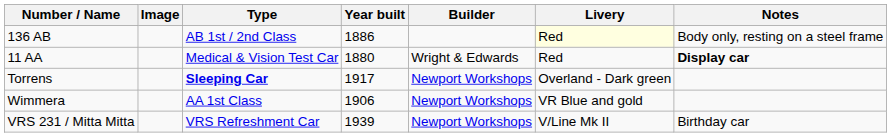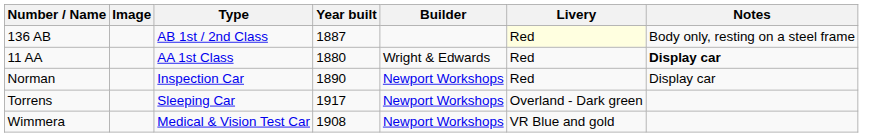(360, 36) 1886 -> (331, 36) 1887
(262, 57) Medical & Vision Test Car -> (195, 57) AA 1st Class
+ row: (31, 79)
(227, 79) bold -> (196, 100) normal
(224, 100) AA 1st Class -> (234, 121) Medical & Vision Test Car
(360, 100) 1906 -> (331, 121) 1908
- row: (71, 121)
